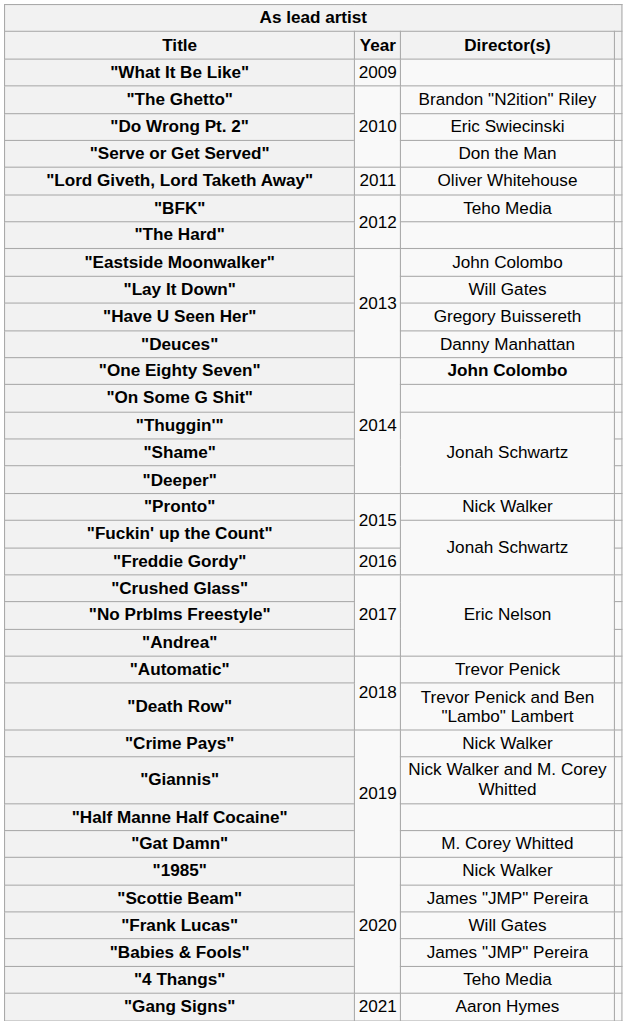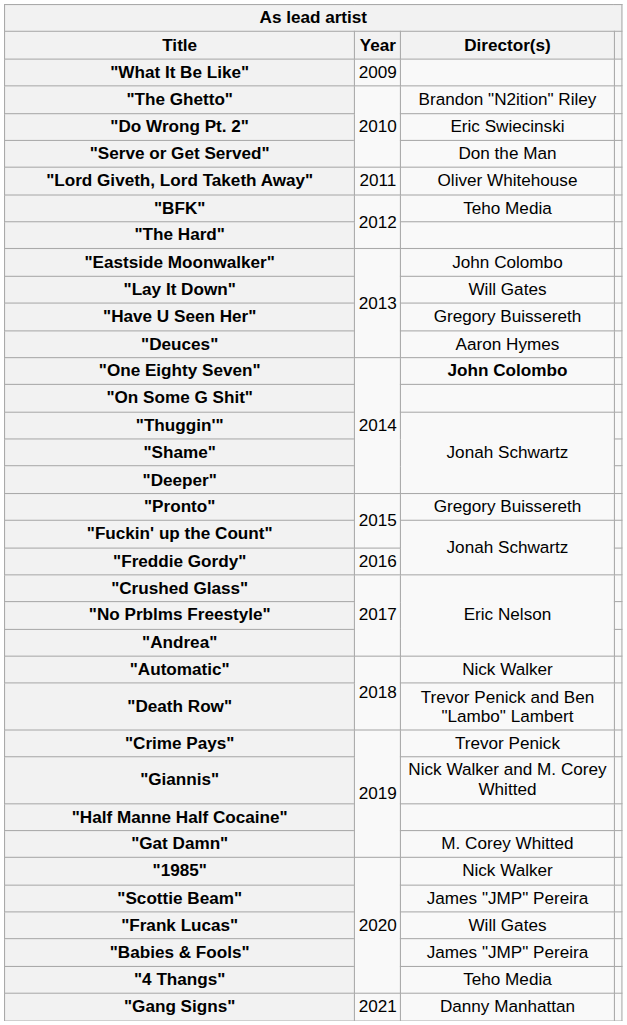(507, 343) Danny Manhattan -> (507, 343) Aaron Hymes
(507, 506) Nick Walker -> (507, 506) Gregory Buissereth
(507, 669) Trevor Penick -> (507, 669) Nick Walker
(507, 743) Nick Walker -> (507, 743) Trevor Penick
(507, 1006) Aaron Hymes -> (507, 1006) Danny Manhattan
